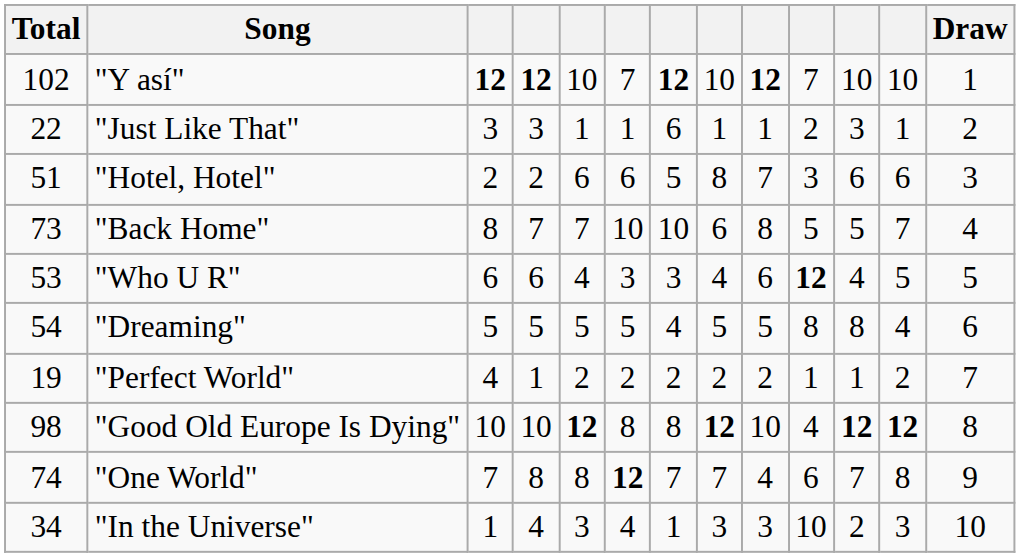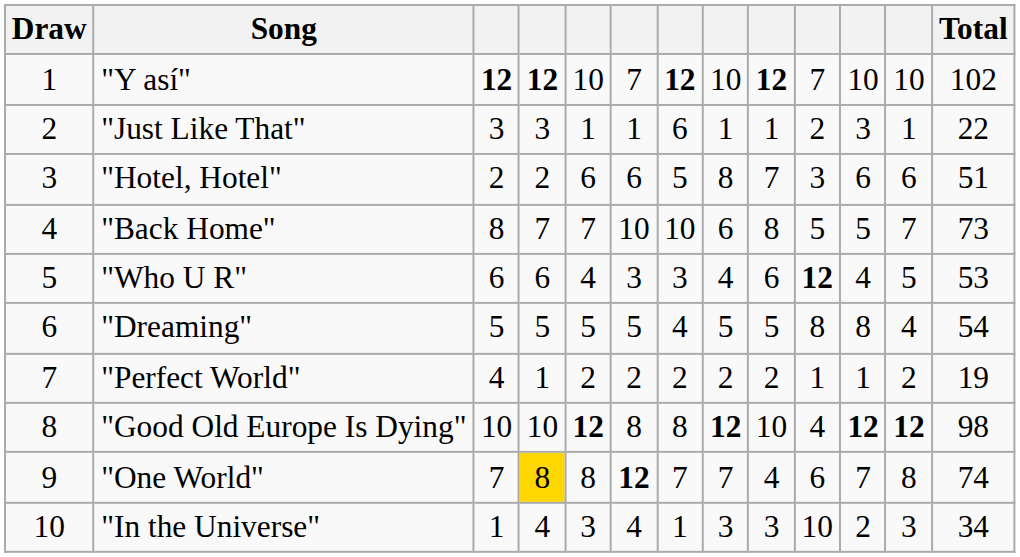columns swapped: (970, 29) <-> (46, 29)
(536, 476) no background -> (542, 476) gold background
